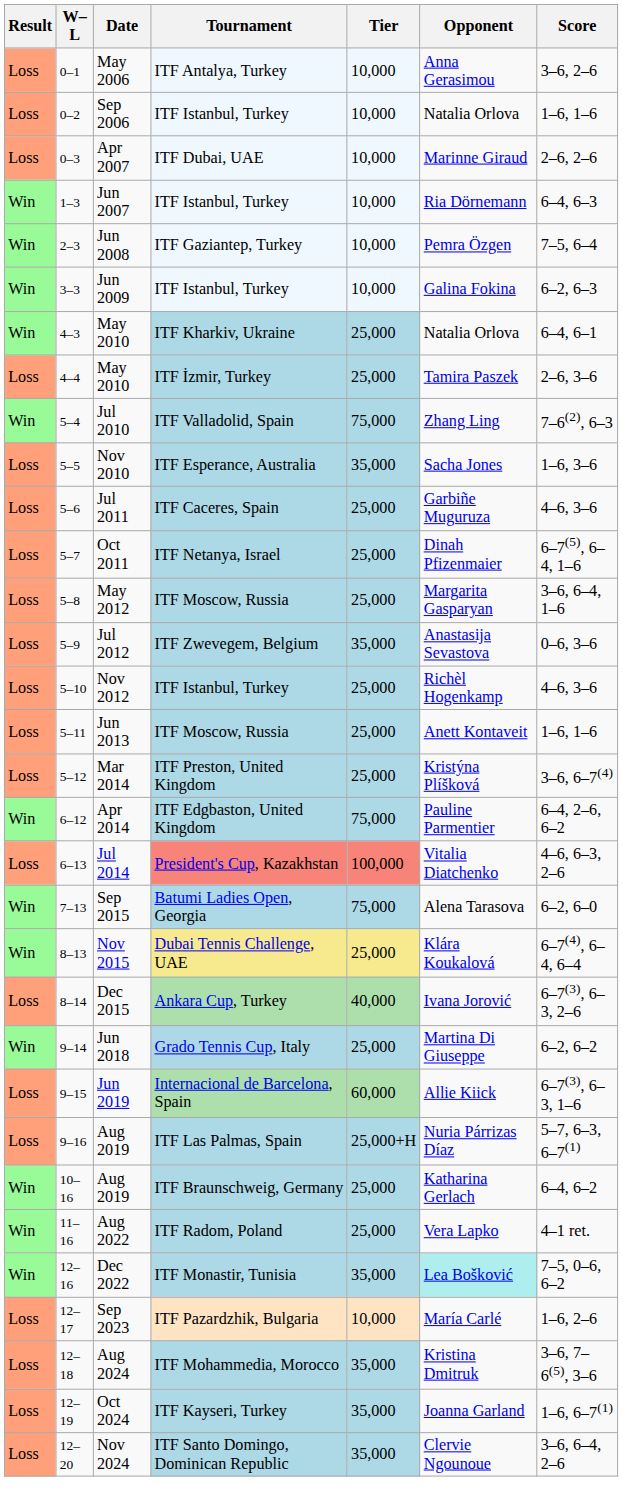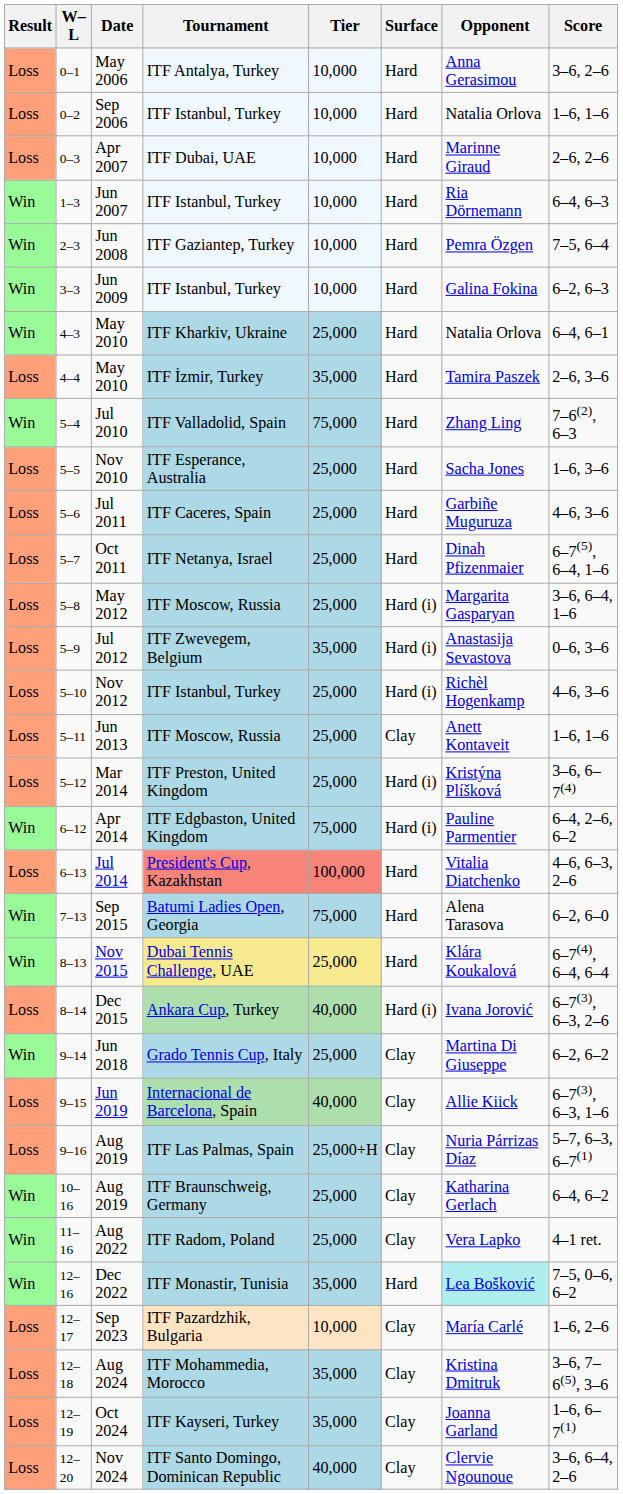+ column: (412, 26)
(373, 376) 25,000 -> (335, 376) 35,000
(373, 464) 35,000 -> (335, 468) 25,000
(373, 1093) 60,000 -> (335, 1101) 40,000
(373, 1454) 35,000 -> (335, 1467) 40,000
